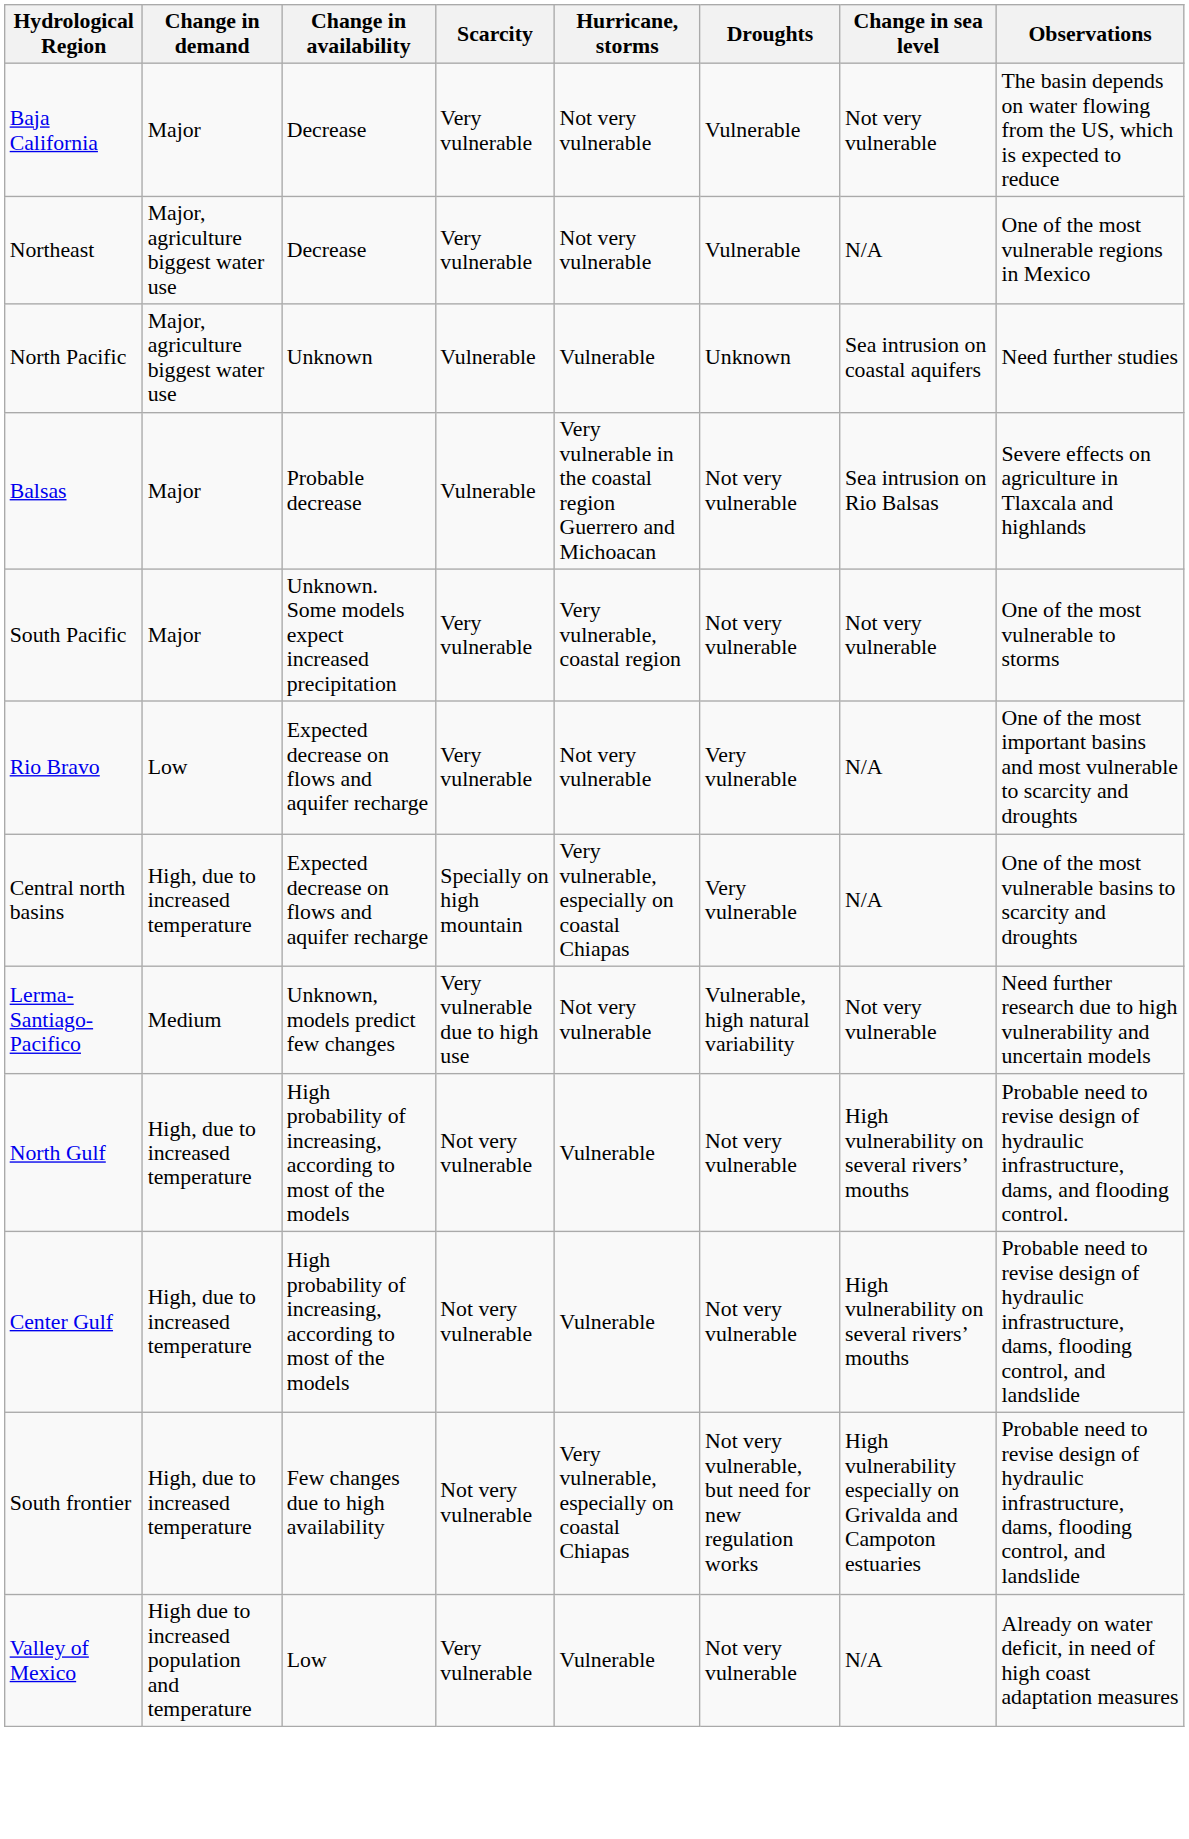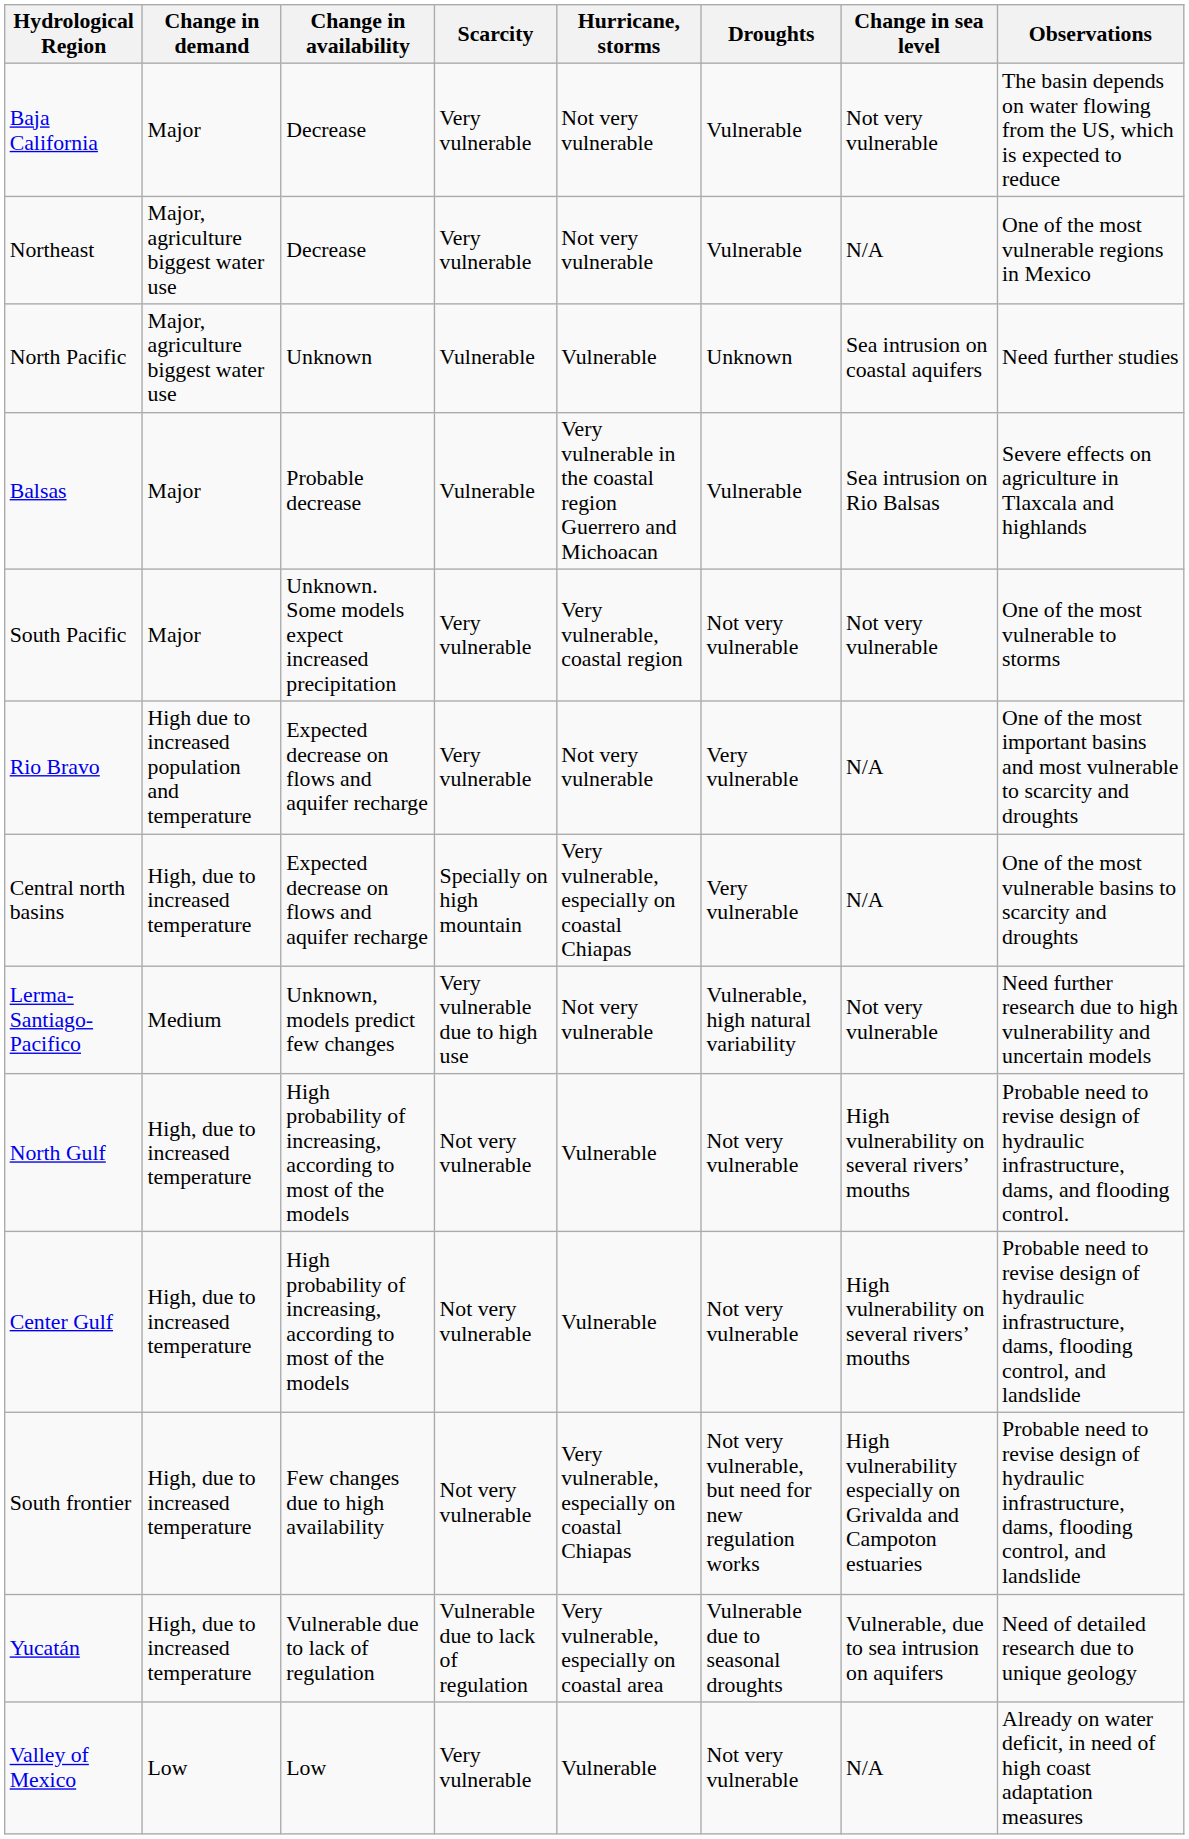(751, 490) Not very vulnerable -> (754, 490) Vulnerable
(168, 767) Low -> (200, 767) High due to increased population and temperature
+ row: (45, 1647)
(200, 1659) High due to increased population and temperature -> (168, 1767) Low
